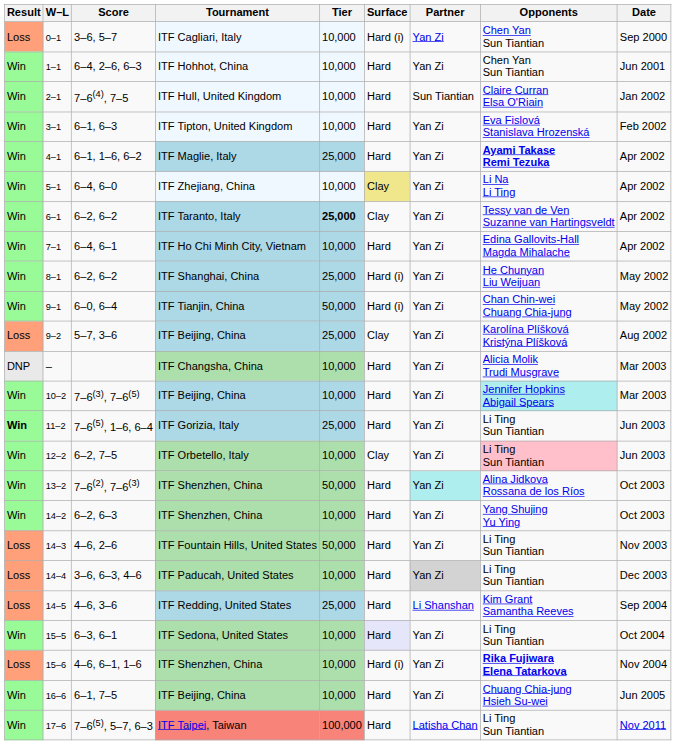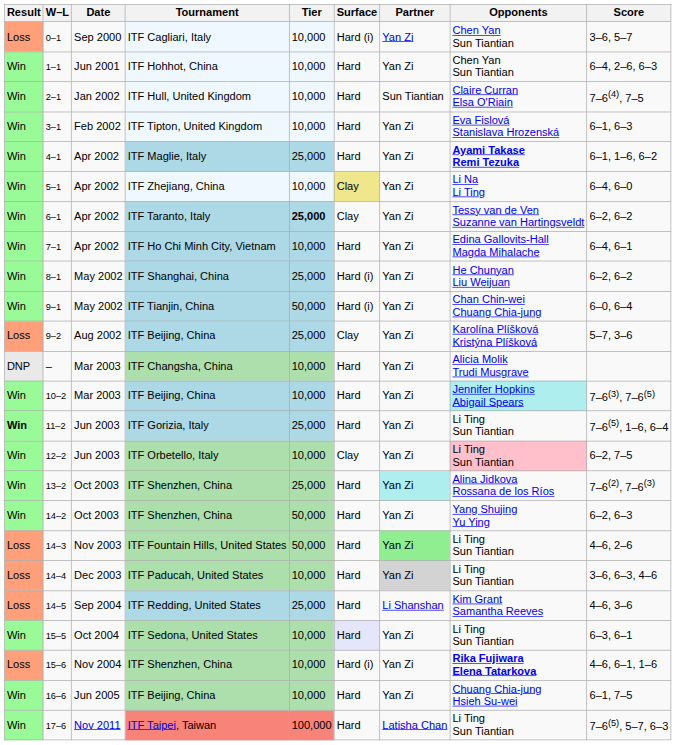columns swapped: (644, 13) <-> (114, 13)
(339, 485) 50,000 -> (309, 485) 25,000
(339, 515) 10,000 -> (309, 515) 50,000
(428, 545) no background -> (398, 545) lightgreen background
